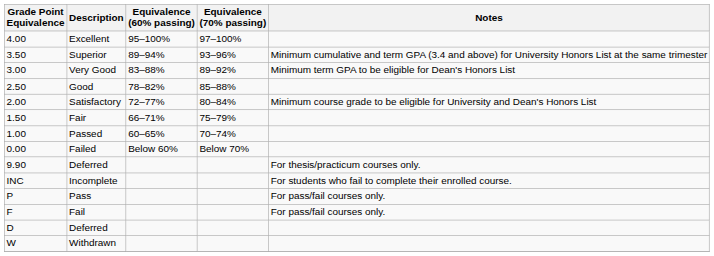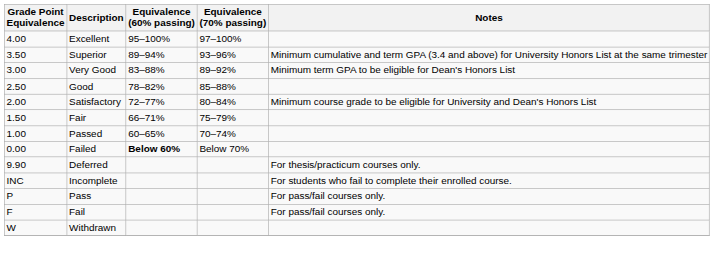(153, 149) normal -> (154, 149) bold
- row: (10, 228)
